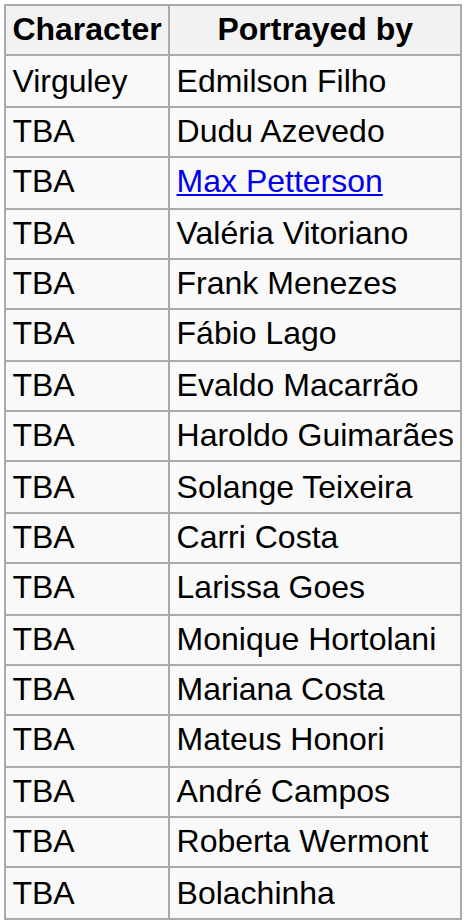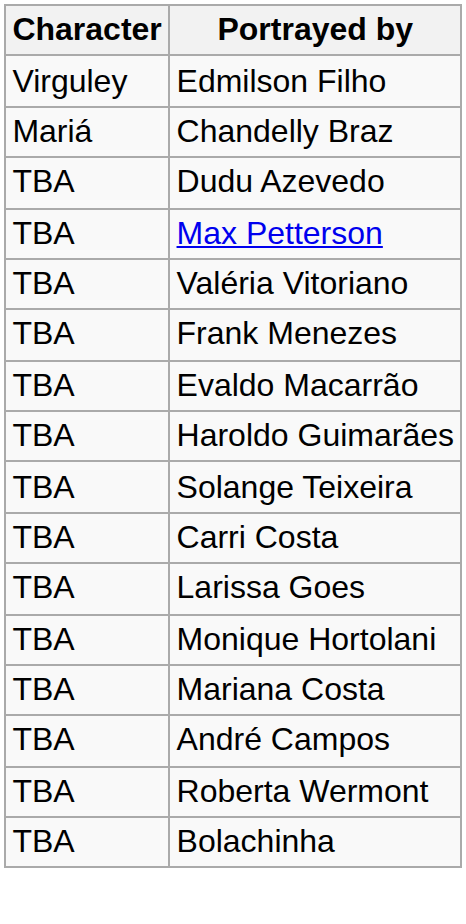+ row: (285, 131)
- row: (257, 334)
- row: (281, 740)
